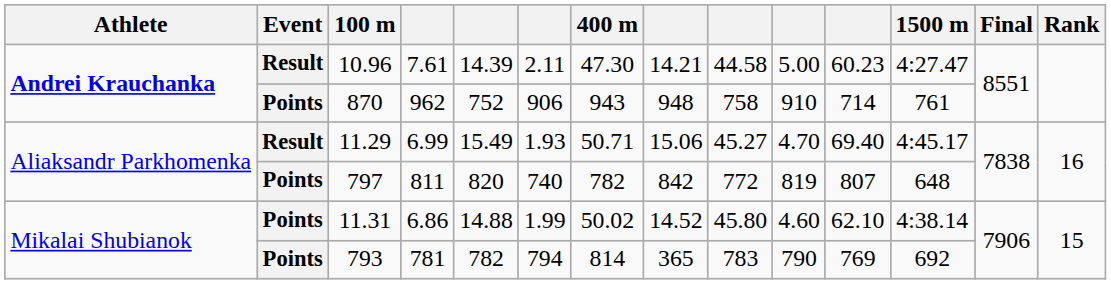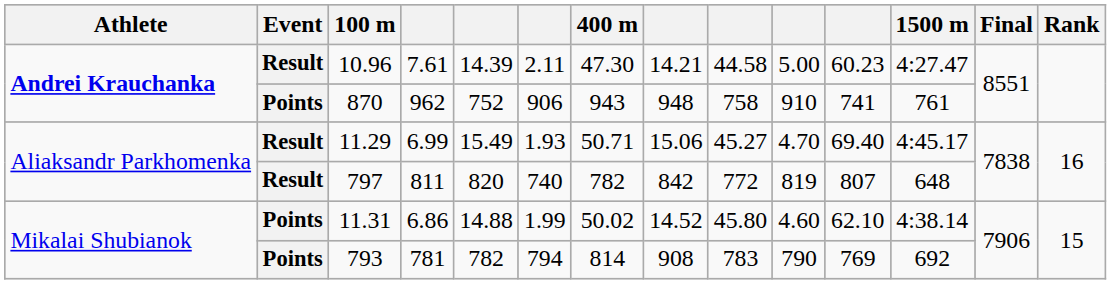(858, 102) 714 -> (858, 102) 741
(293, 181) Points -> (293, 181) Result
(676, 259) 365 -> (676, 259) 908
